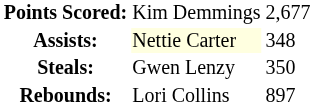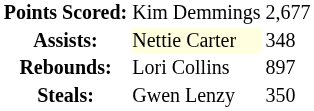rows swapped: (66, 95) <-> (65, 67)
